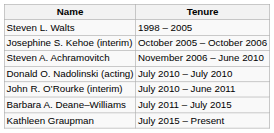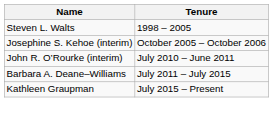- row: (58, 58)
- row: (70, 74)
